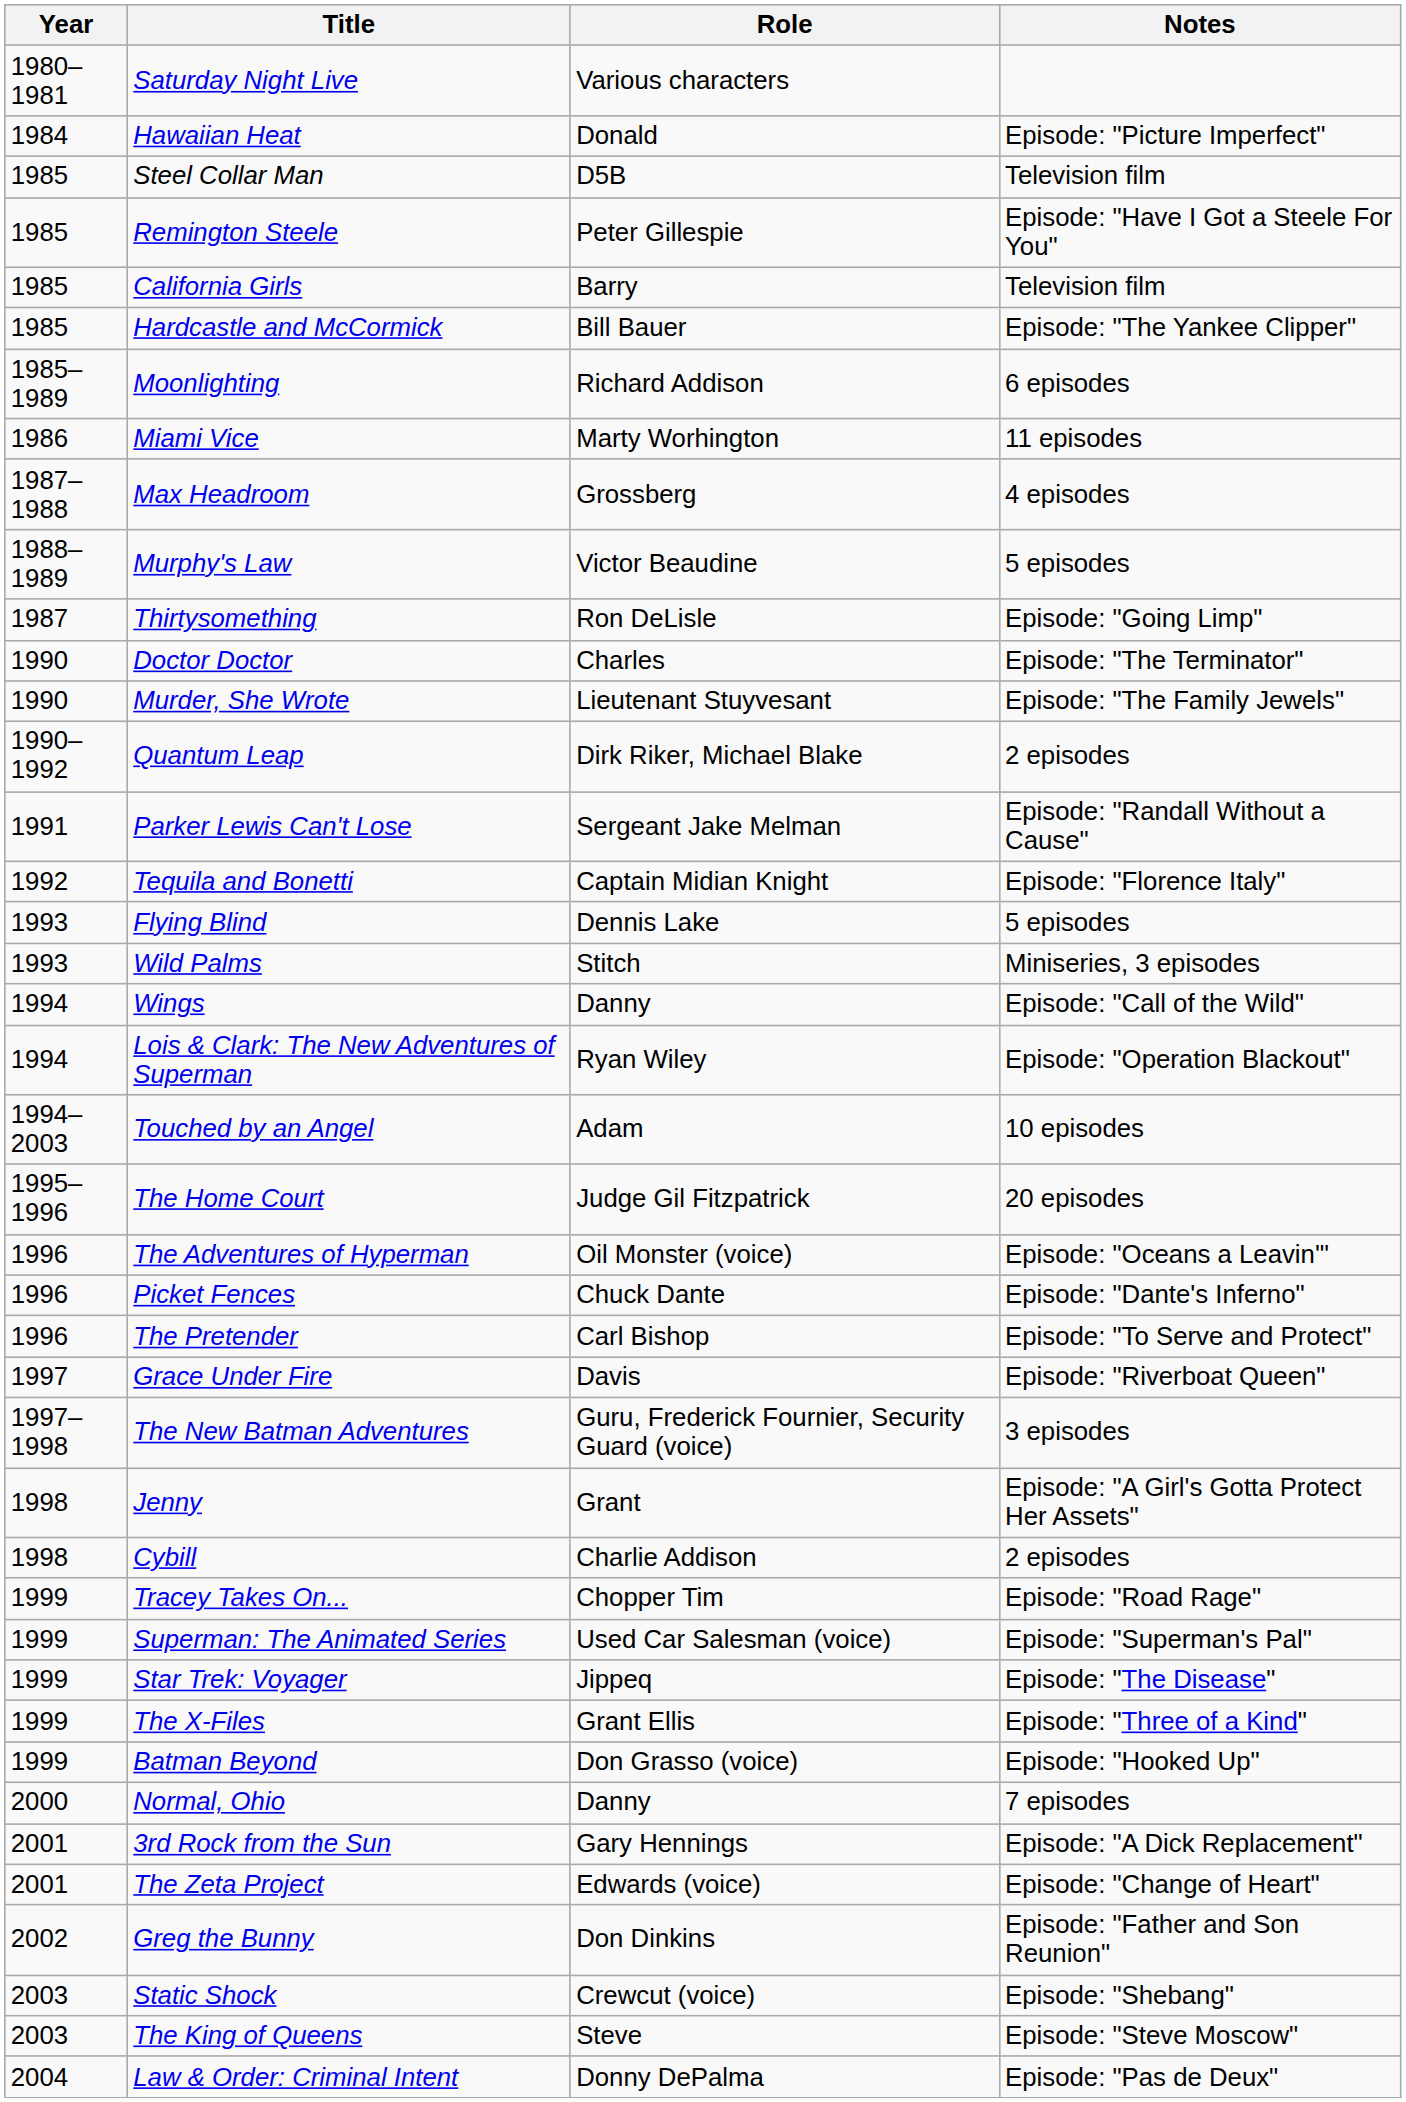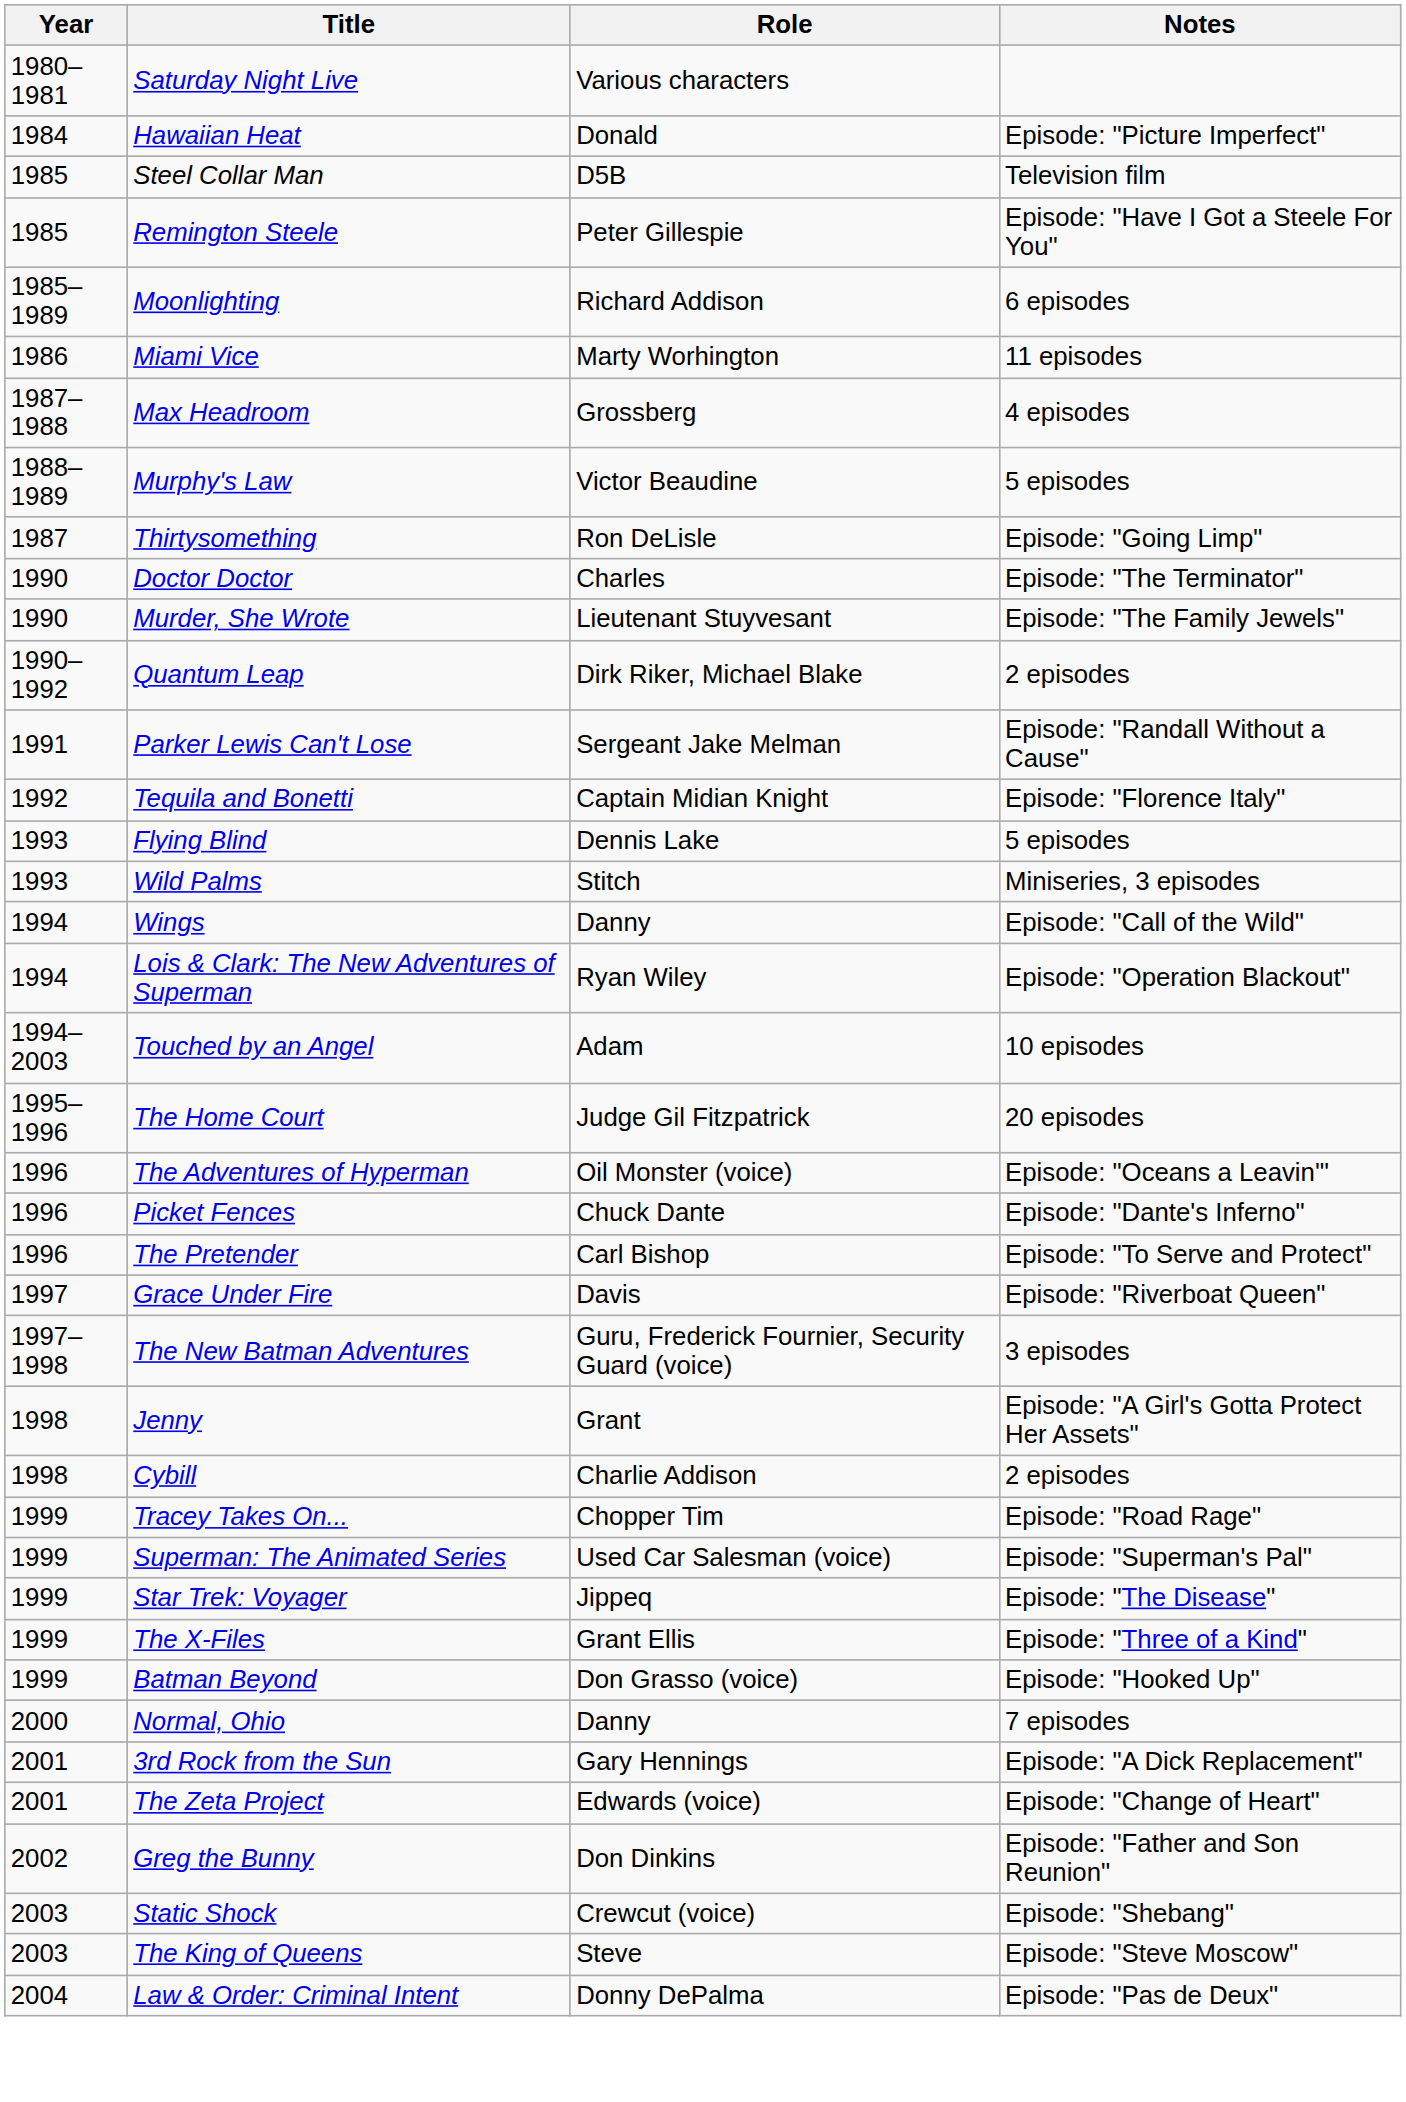- row: (218, 287)
- row: (288, 328)
